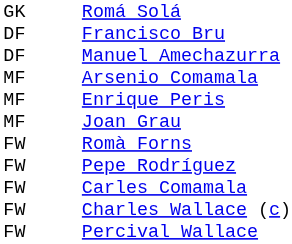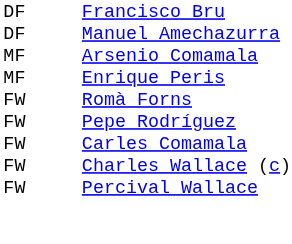- row: (131, 12)
- row: (131, 122)
